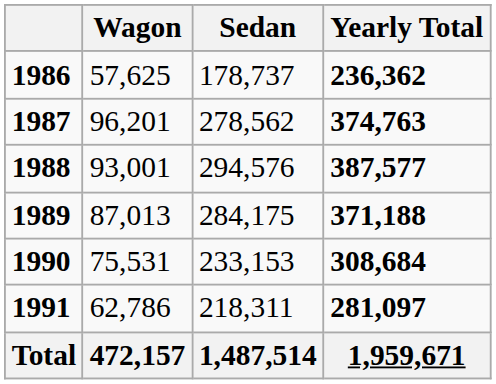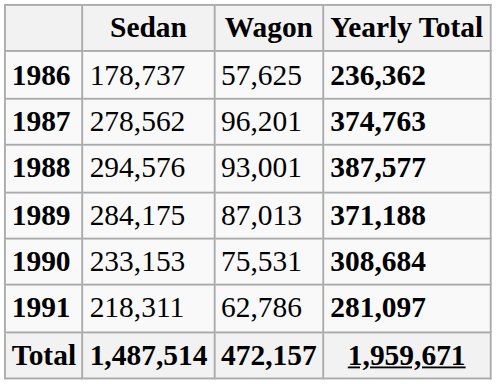columns swapped: (258, 27) <-> (137, 27)
